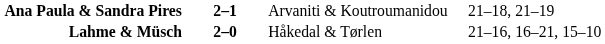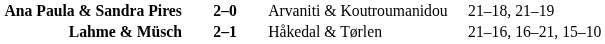(225, 10) 2–1 -> (225, 10) 2–0
(225, 32) 2–0 -> (225, 32) 2–1
